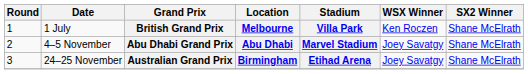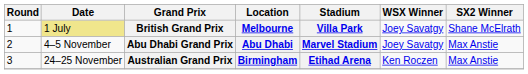(57, 28) no background -> (57, 28) khaki background
(410, 28) Ken Roczen -> (413, 28) Joey Savatgy
(485, 44) Shane McElrath -> (473, 44) Max Anstie
(413, 60) Joey Savatgy -> (410, 60) Ken Roczen
(485, 60) Shane McElrath -> (473, 60) Max Anstie
